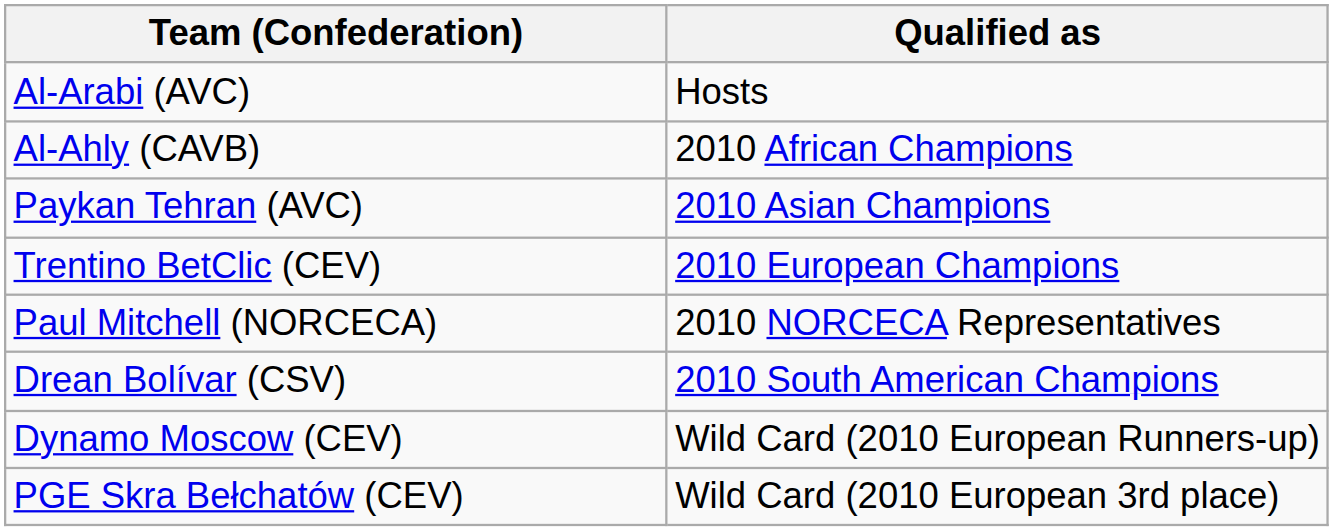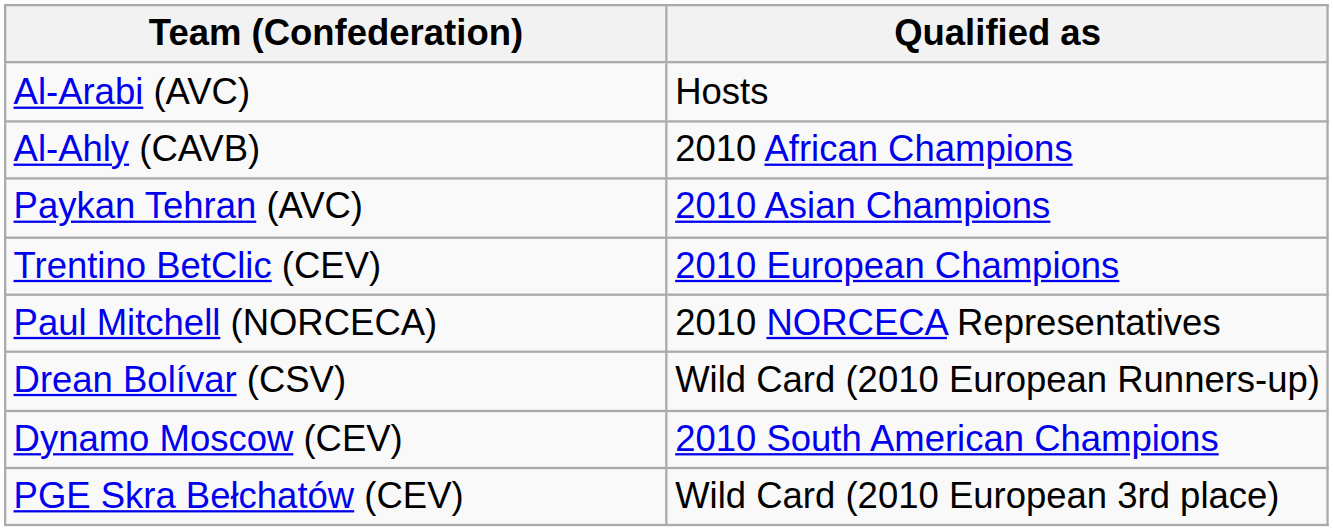(947, 380) 2010 South American Champions -> (998, 380) Wild Card (2010 European Runners-up)
(998, 438) Wild Card (2010 European Runners-up) -> (947, 438) 2010 South American Champions
